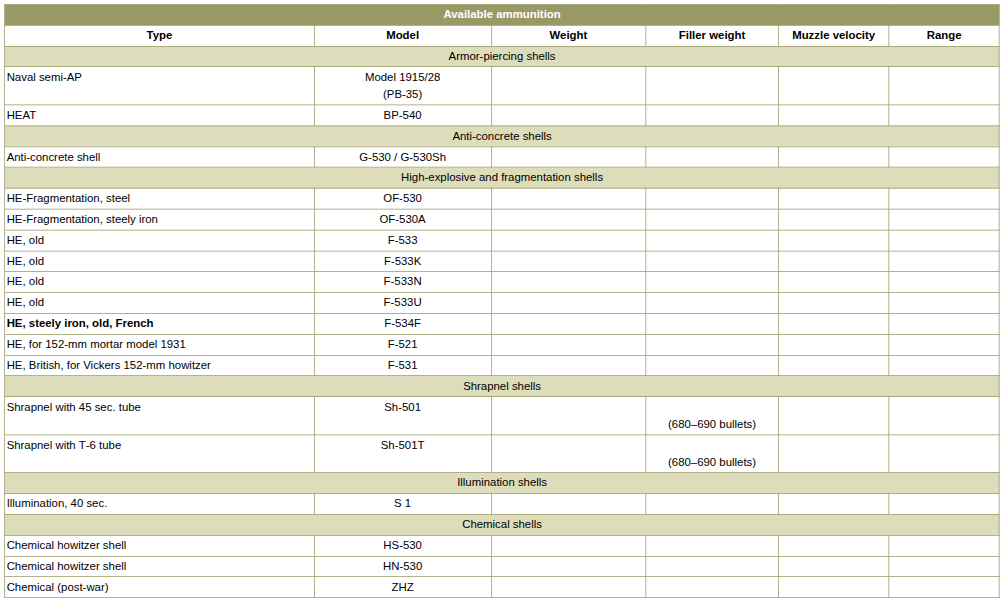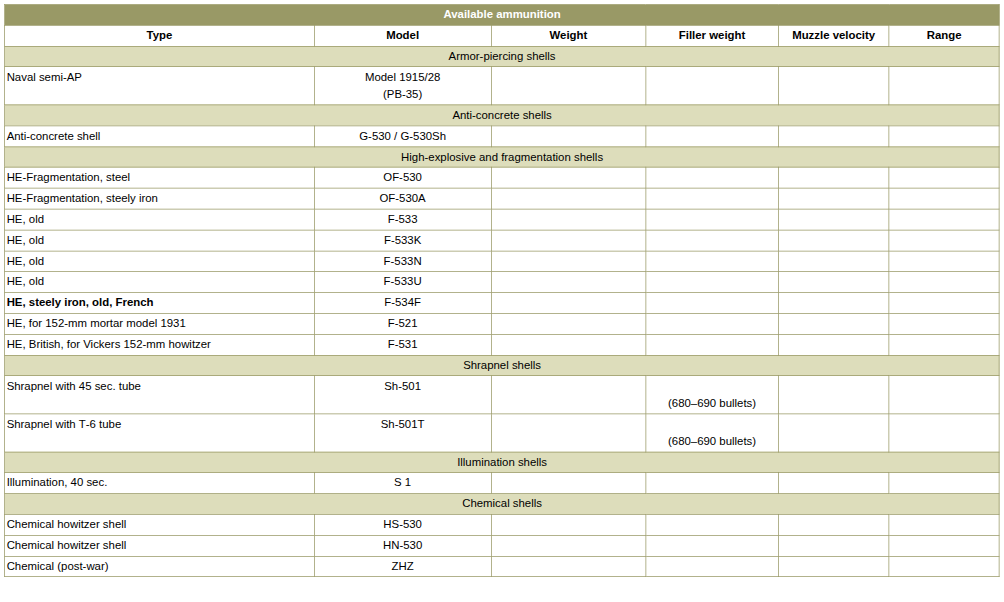- row: (403, 115)
